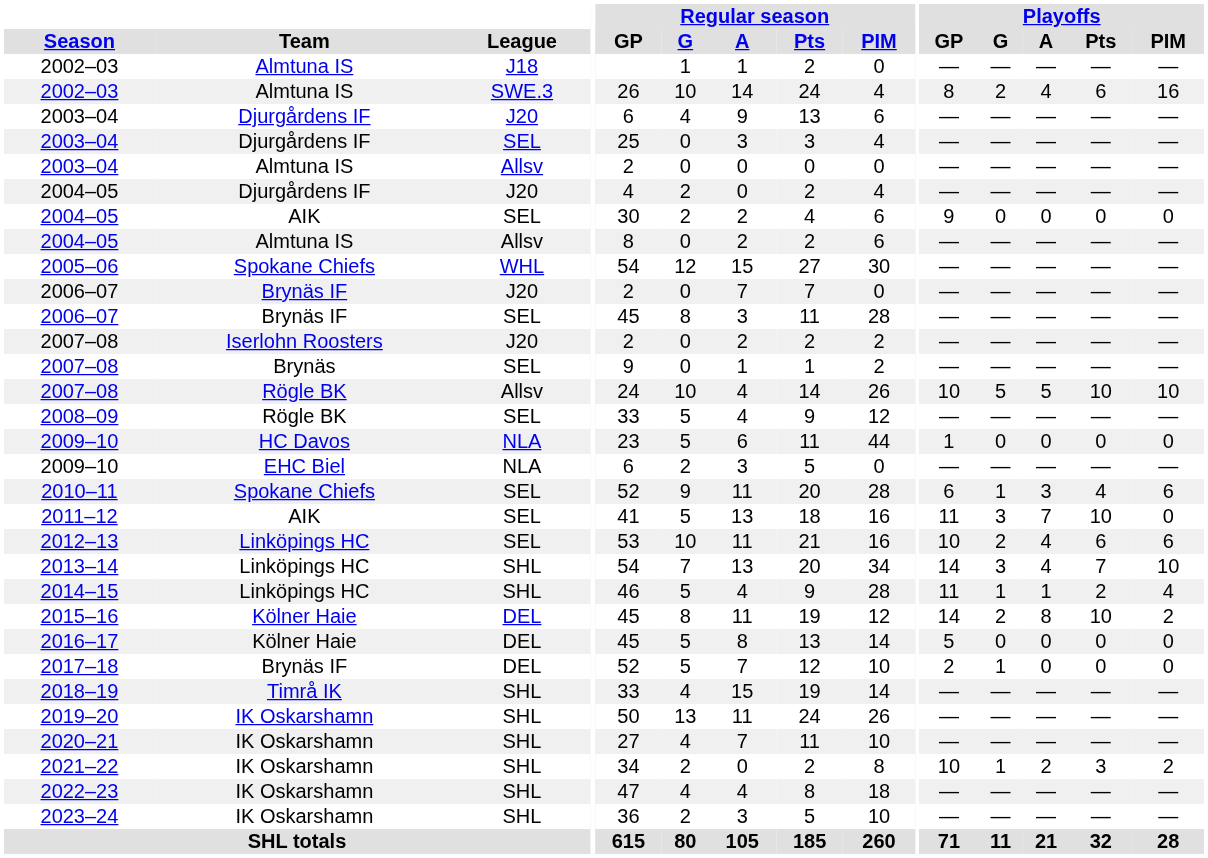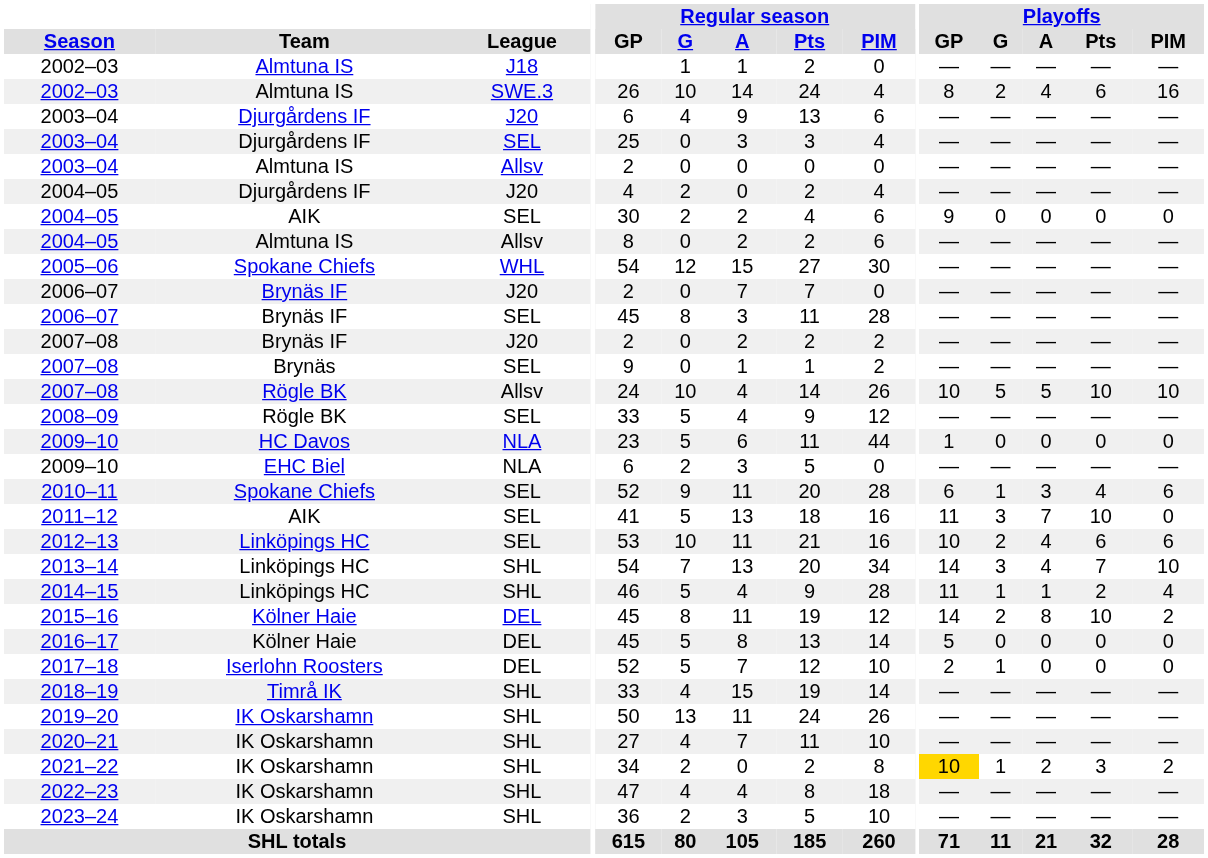(304, 341) Iserlohn Roosters -> (304, 341) Brynäs IF
(304, 666) Brynäs IF -> (304, 666) Iserlohn Roosters
(949, 766) no background -> (949, 766) gold background
